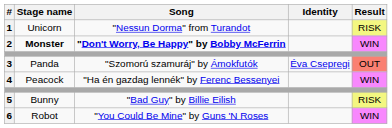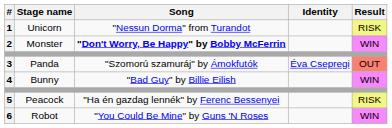(45, 43) bold -> (45, 43) normal
(45, 79) Peacock -> (45, 79) Bunny
(181, 79) "Ha én gazdag lennék" by Ferenc Bessenyei -> (181, 79) "Bad Guy" by Billie Eilish
(45, 100) Bunny -> (45, 100) Peacock
(181, 100) "Bad Guy" by Billie Eilish -> (181, 100) "Ha én gazdag lennék" by Ferenc Bessenyei
